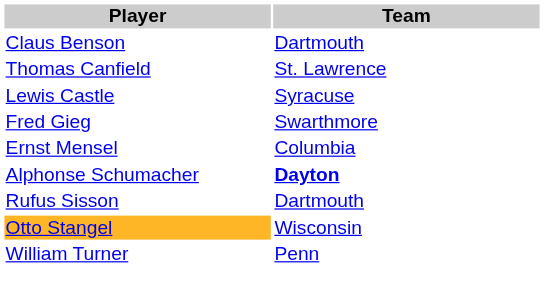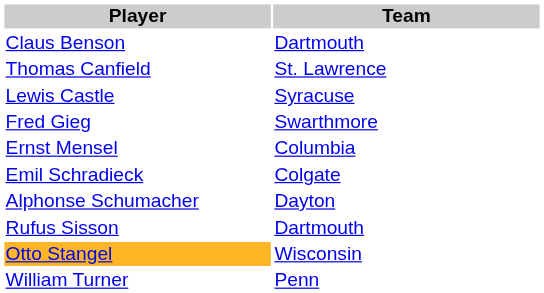+ row: (74, 174)
(307, 174) bold -> (305, 201) normal
